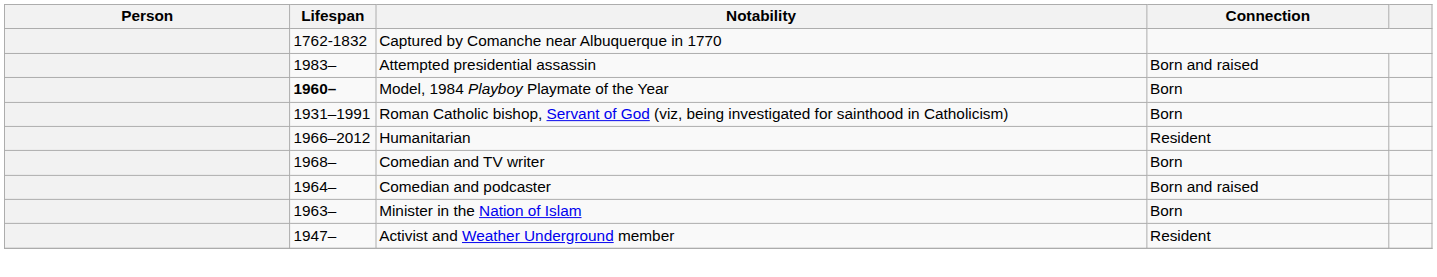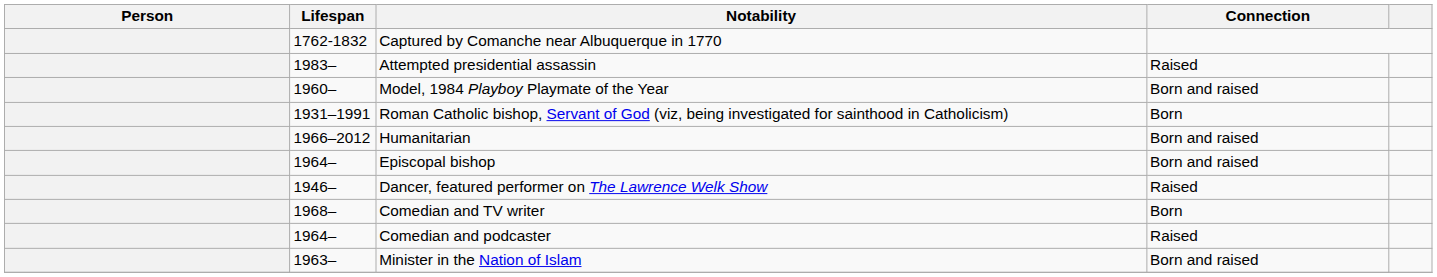(1204, 65) Born and raised -> (1174, 65) Raised
(315, 89) bold -> (315, 89) normal
(1166, 89) Born -> (1204, 89) Born and raised
(1180, 138) Resident -> (1204, 138) Born and raised
+ row: (437, 162)
+ row: (573, 187)
(1204, 187) Born and raised -> (1174, 235) Raised
(1166, 211) Born -> (1204, 260) Born and raised
- row: (527, 235)
